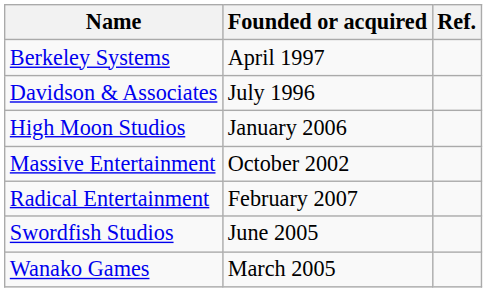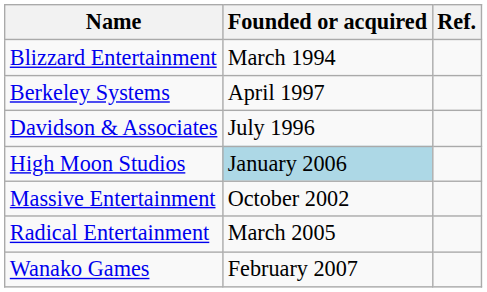+ row: (113, 57)
(287, 127) no background -> (287, 163) lightblue background
(293, 198) February 2007 -> (282, 233) March 2005
- row: (92, 233)
(282, 269) March 2005 -> (293, 269) February 2007
